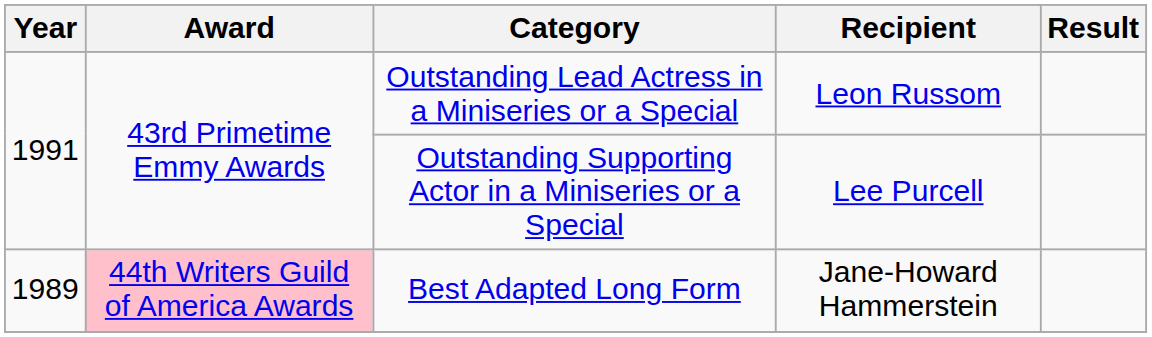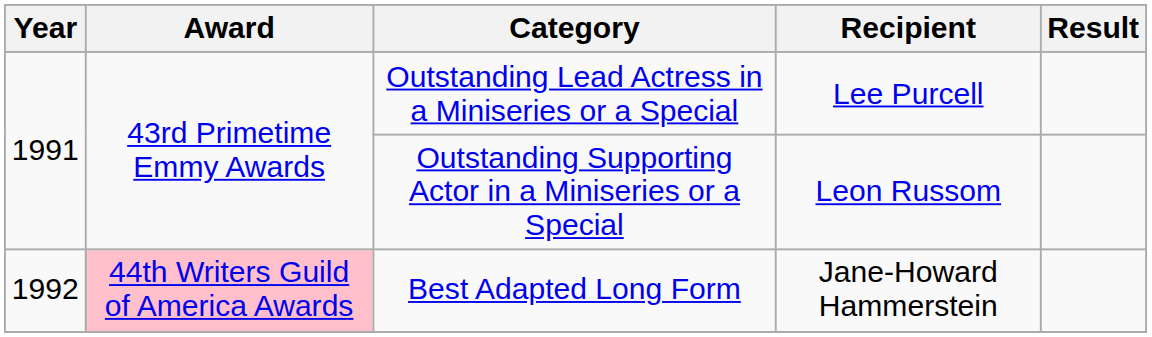(908, 92) Leon Russom -> (908, 92) Lee Purcell
(908, 191) Lee Purcell -> (908, 191) Leon Russom
(45, 289) 1989 -> (45, 289) 1992
